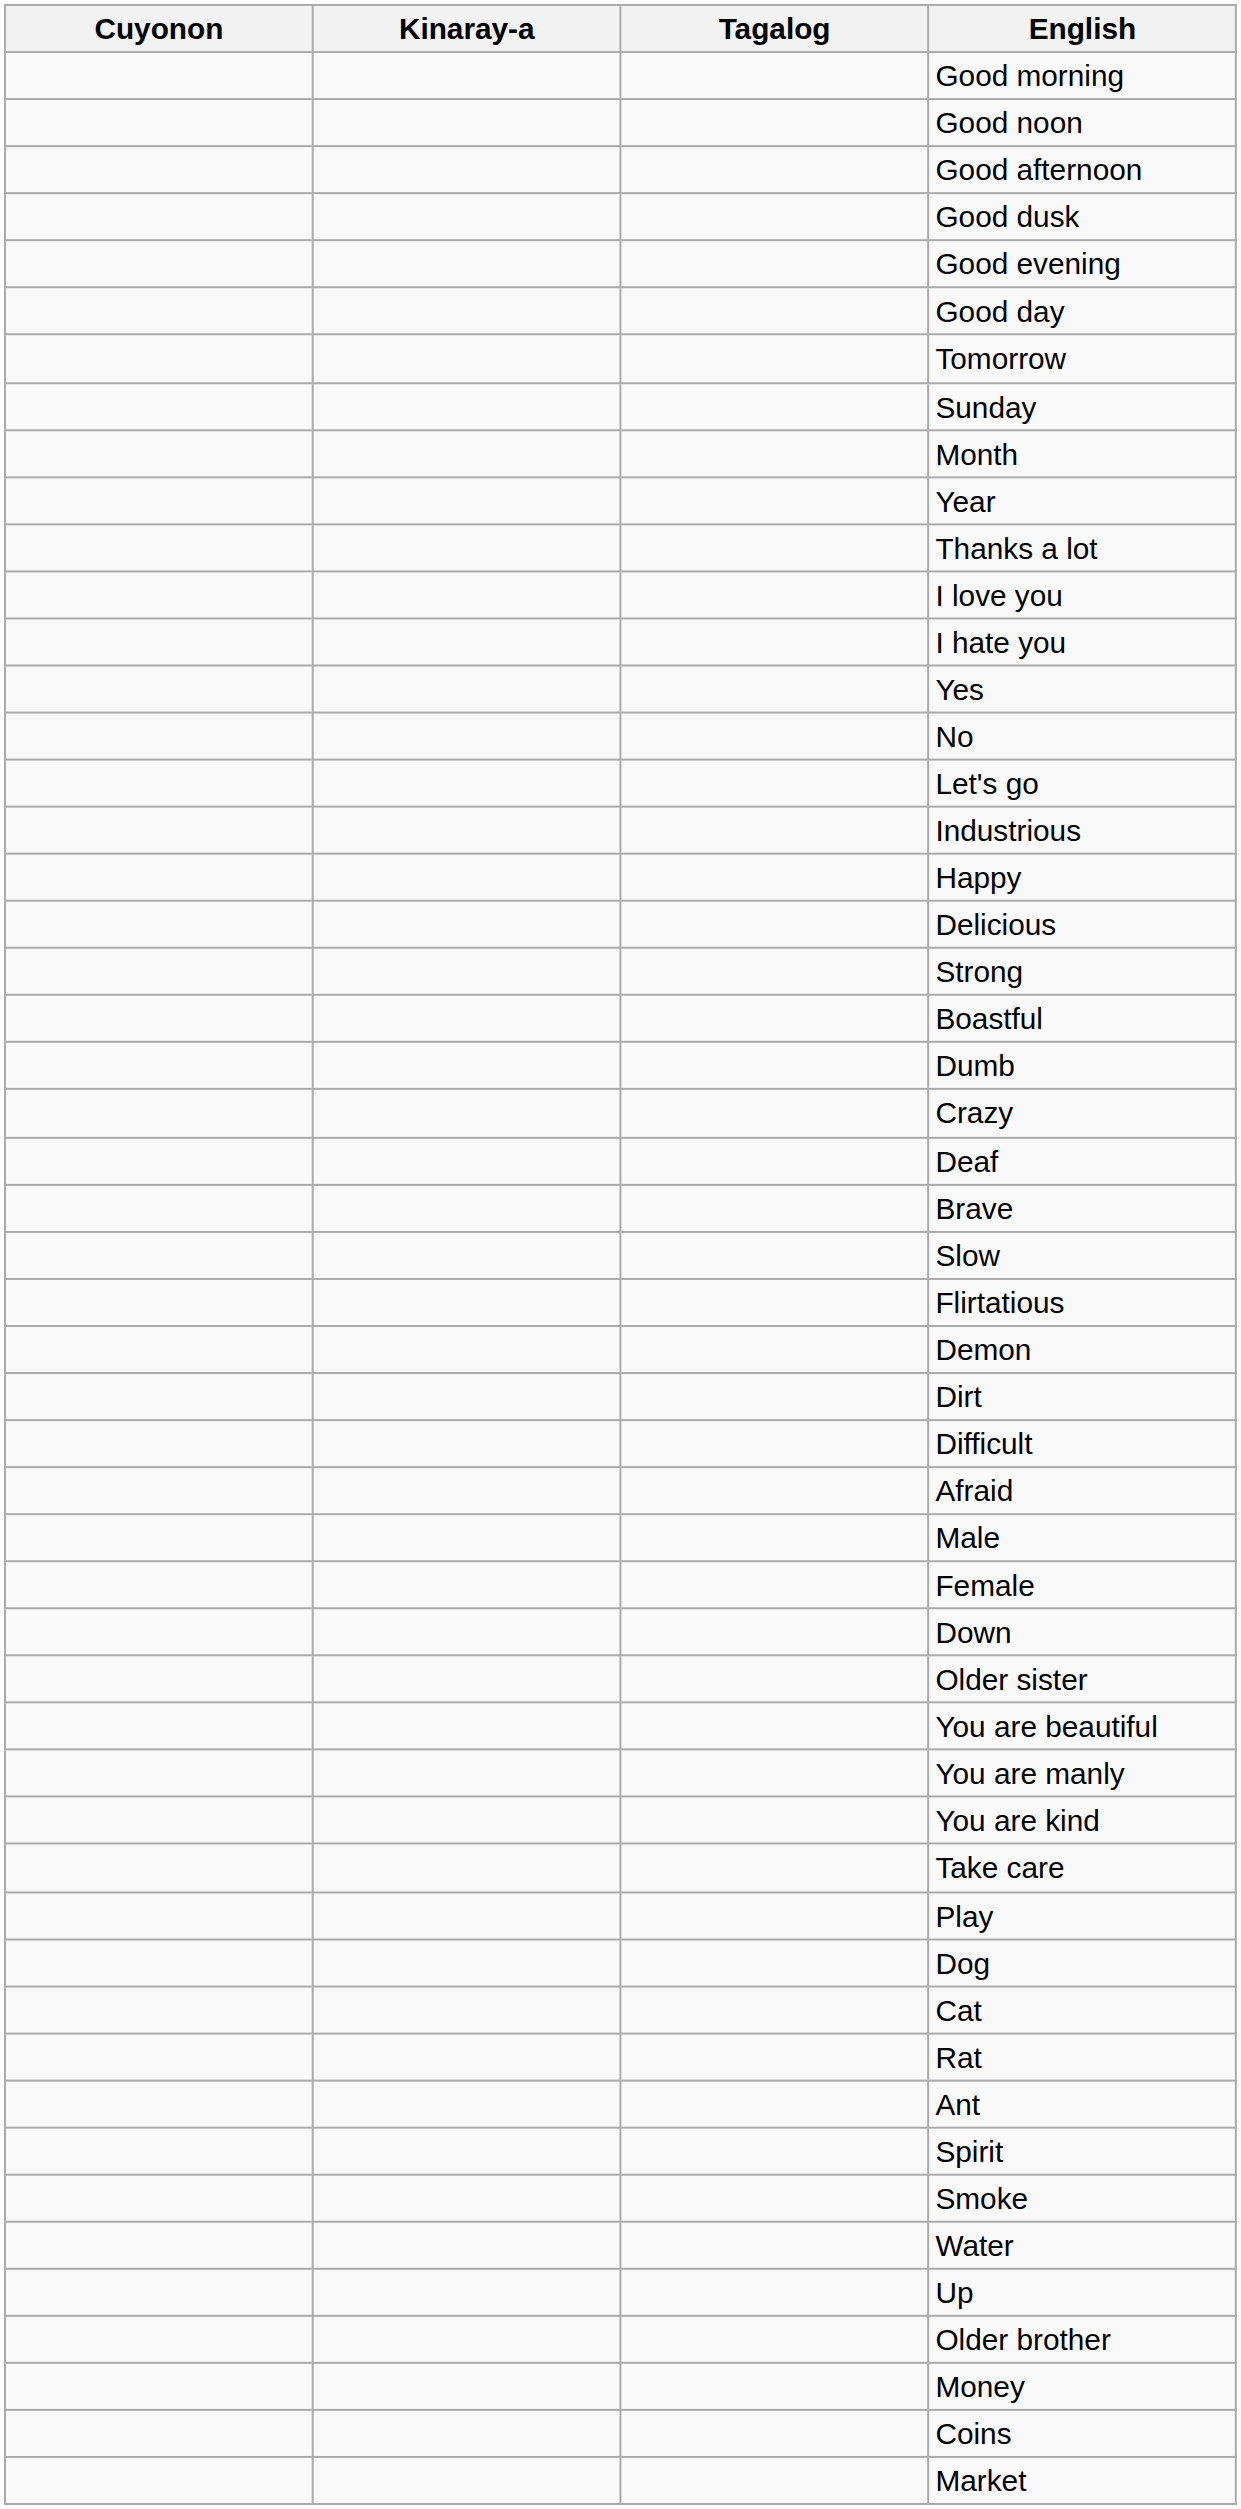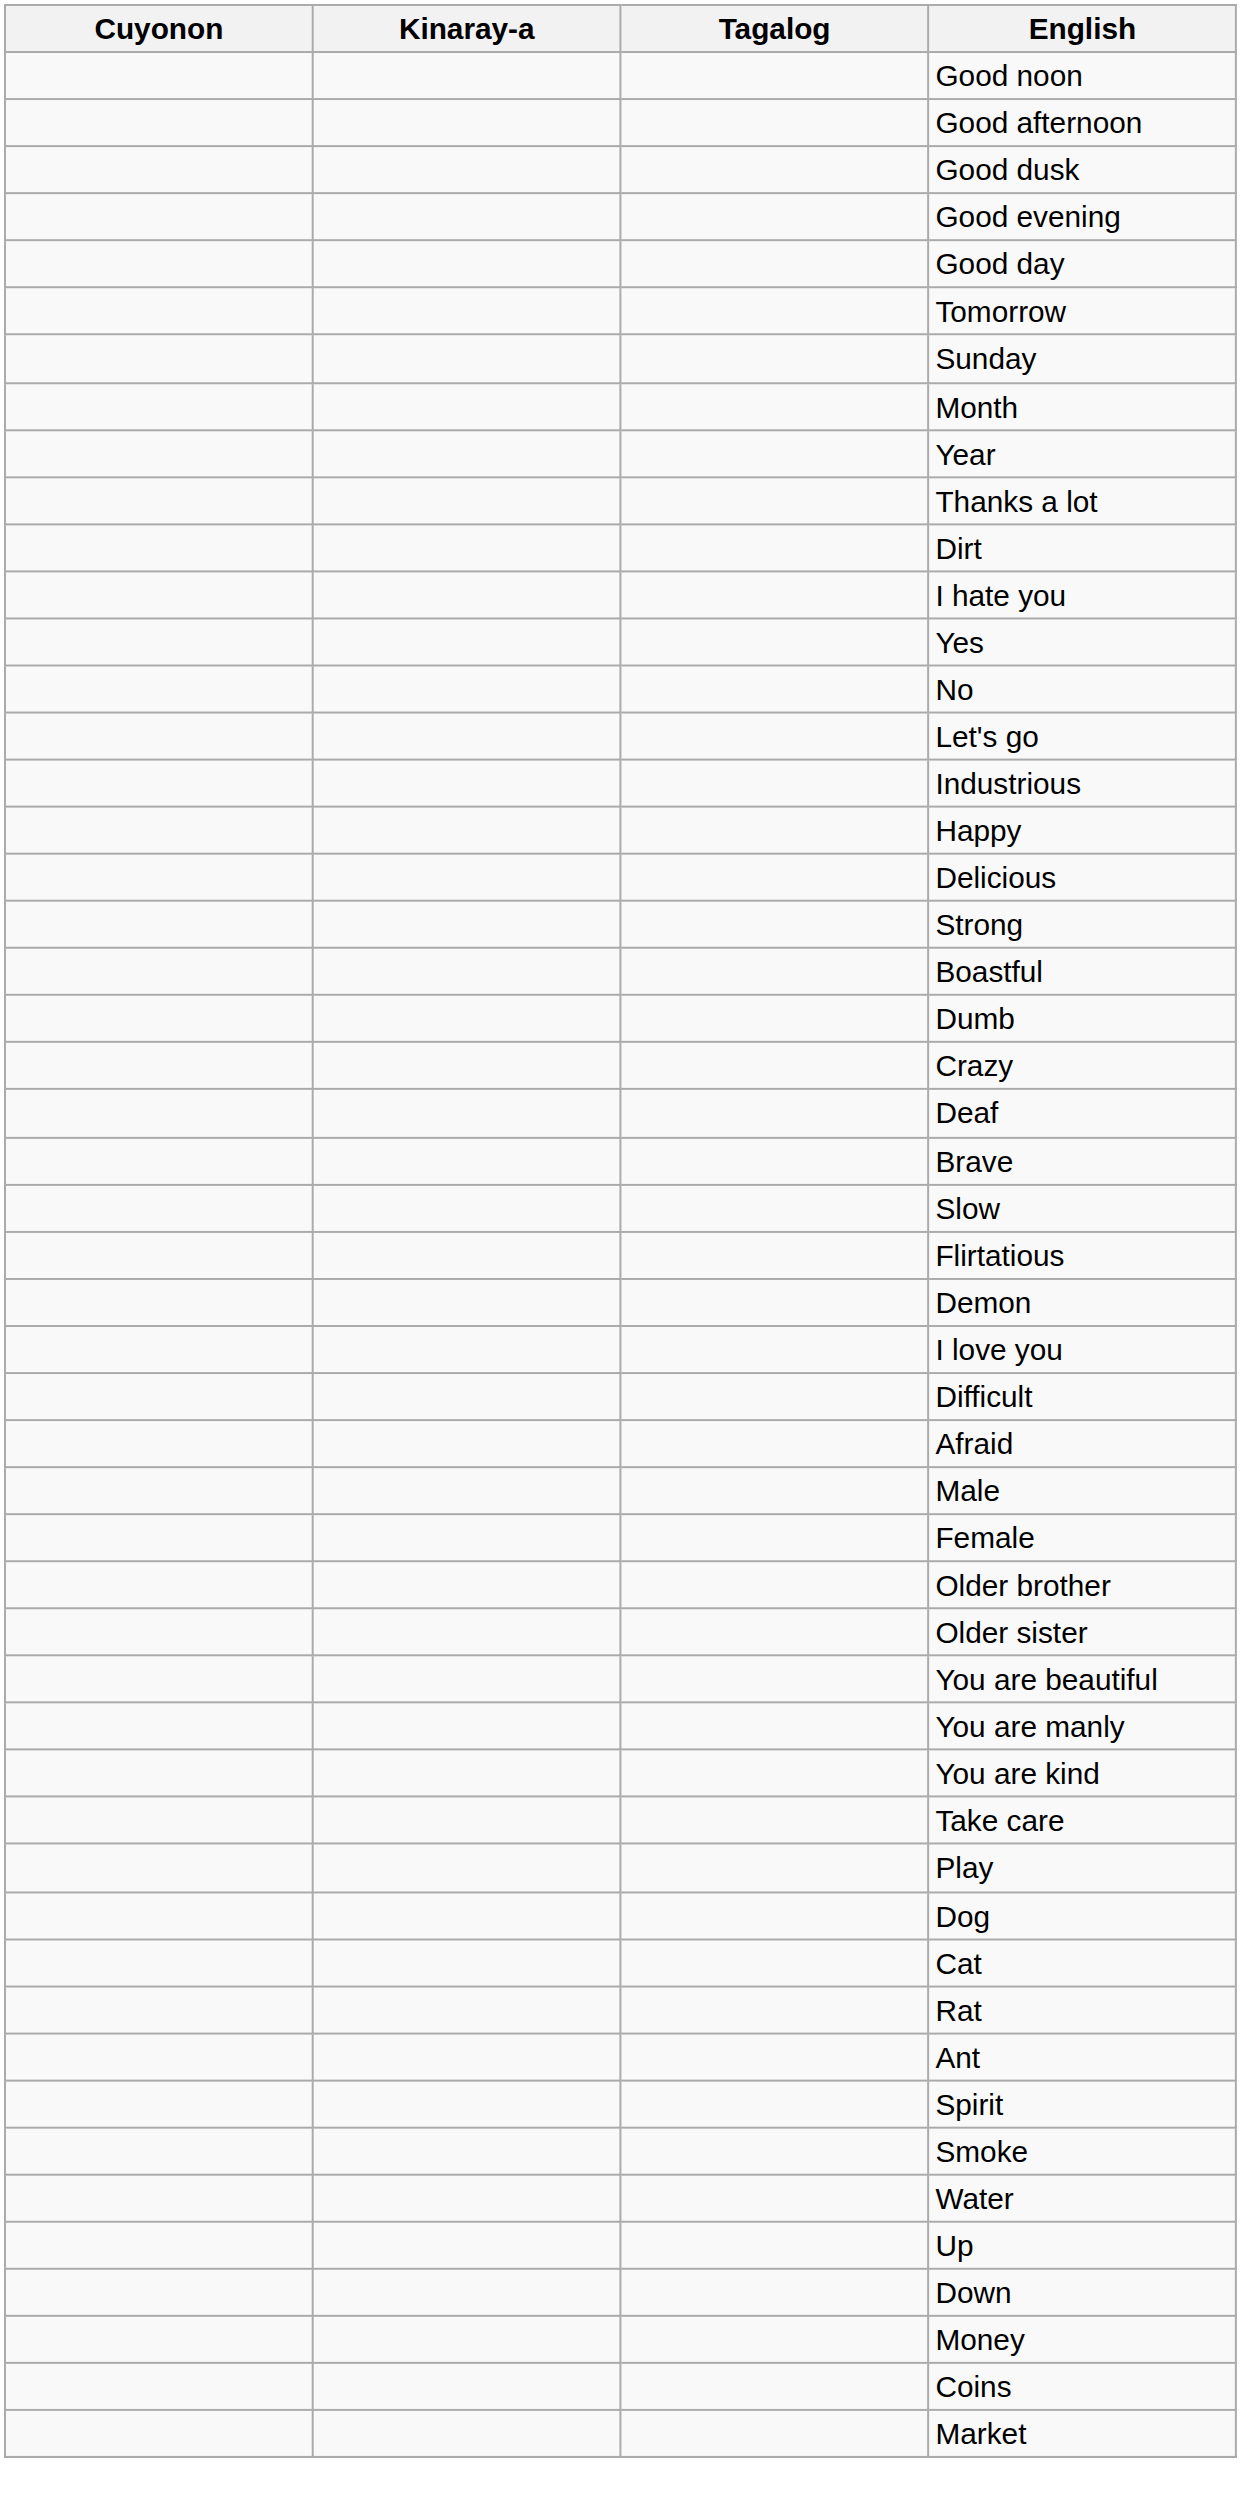- row: (1030, 76)
rows swapped: (999, 595) <-> (959, 1396)
rows swapped: (1023, 2340) <-> (973, 1632)
